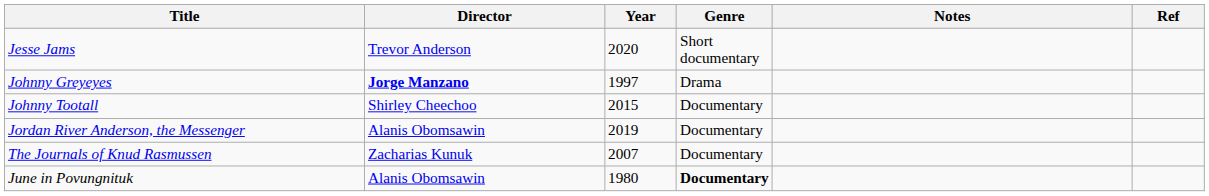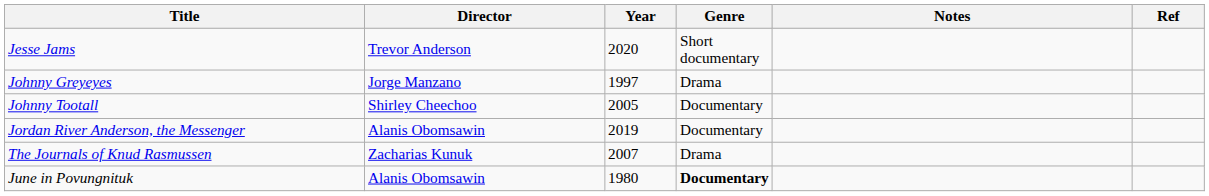(418, 81) bold -> (415, 81) normal
(623, 105) 2015 -> (623, 105) 2005
(721, 154) Documentary -> (701, 154) Drama
